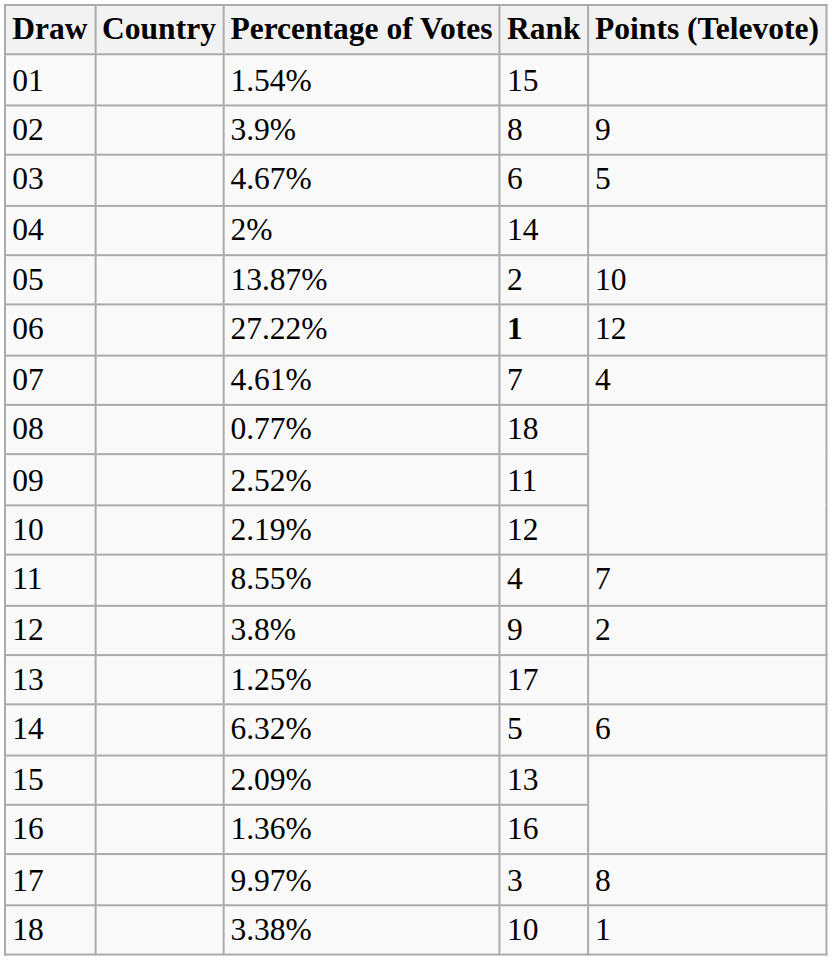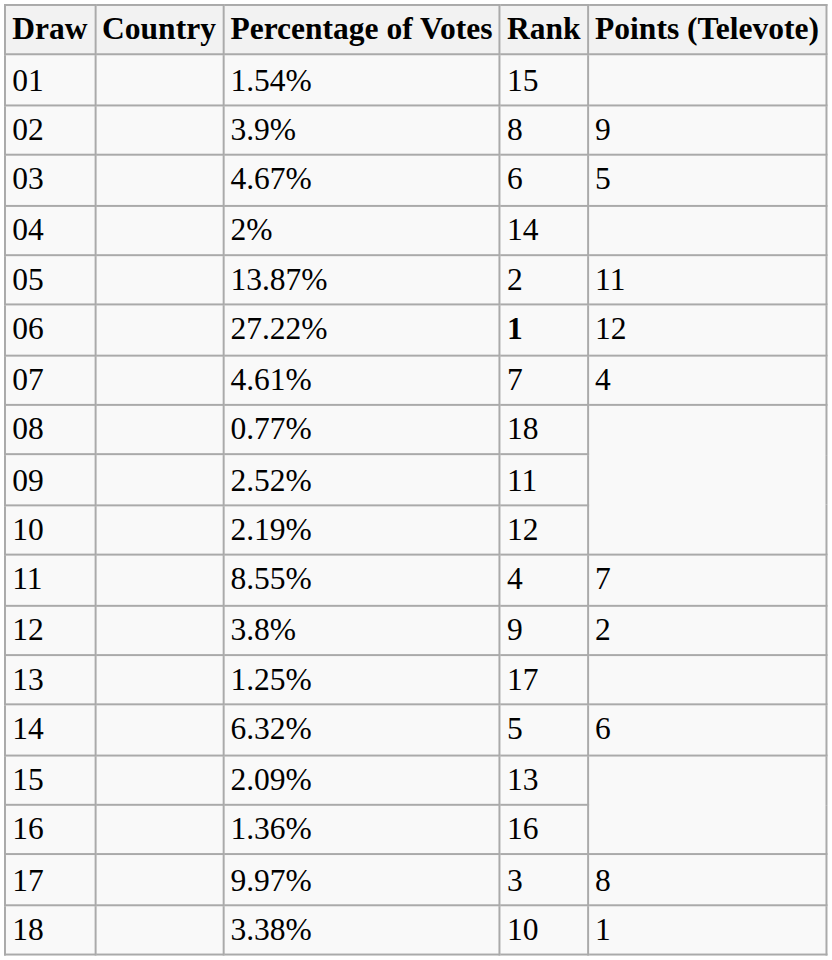(611, 279) 10 -> (610, 279) 11
